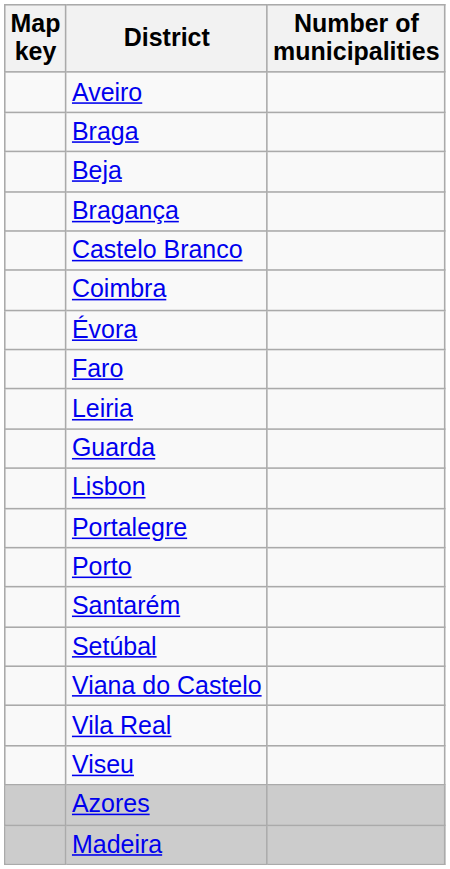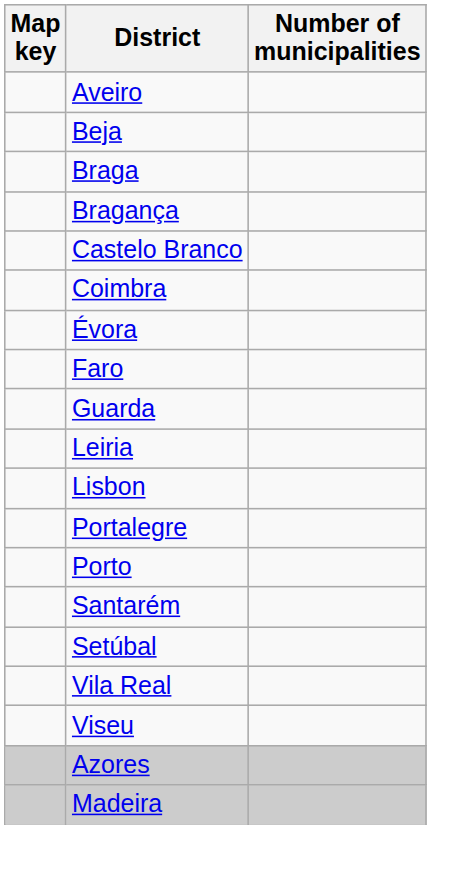rows swapped: (97, 171) <-> (105, 131)
rows swapped: (114, 448) <-> (102, 408)
- row: (167, 685)
